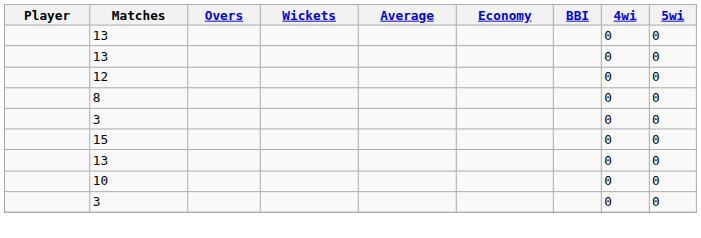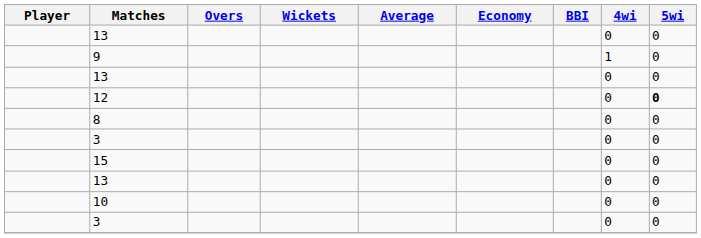+ row: (47, 56)
(656, 77) normal -> (656, 98) bold
